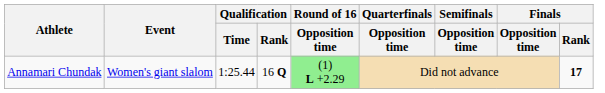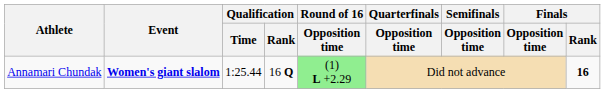(160, 72) normal -> (163, 72) bold
(576, 72) 17 -> (583, 72) 16
